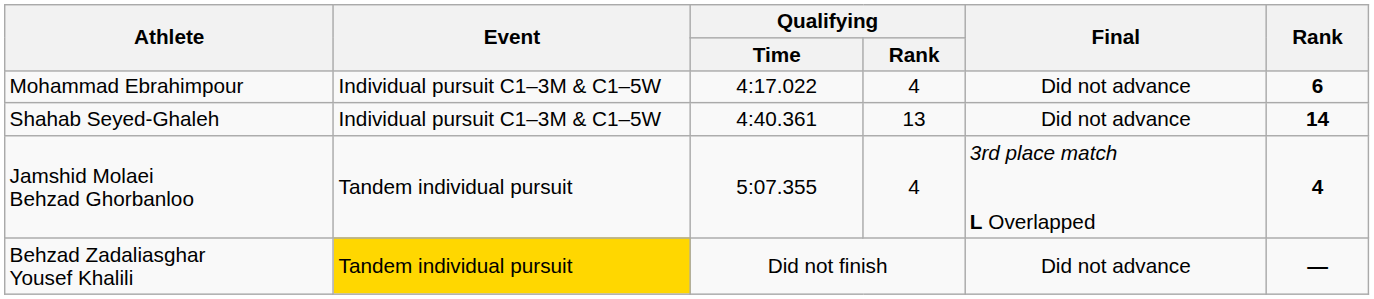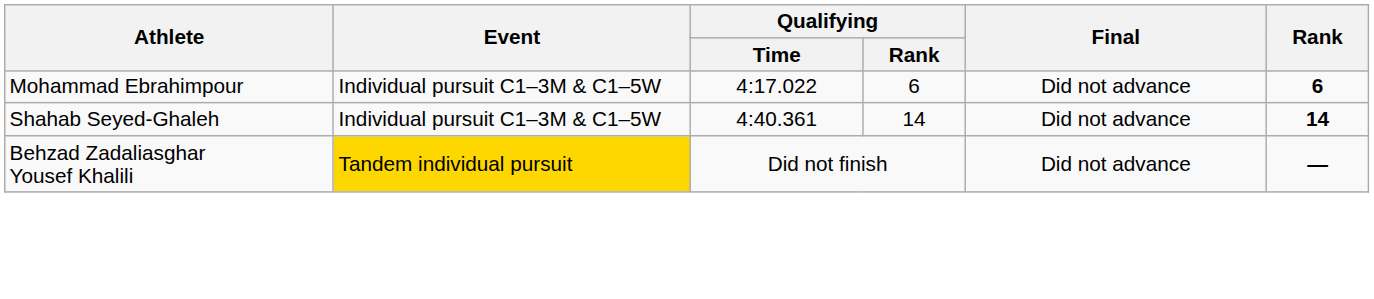(914, 87) 4 -> (914, 87) 6
(914, 120) 13 -> (914, 120) 14
- row: (102, 187)
